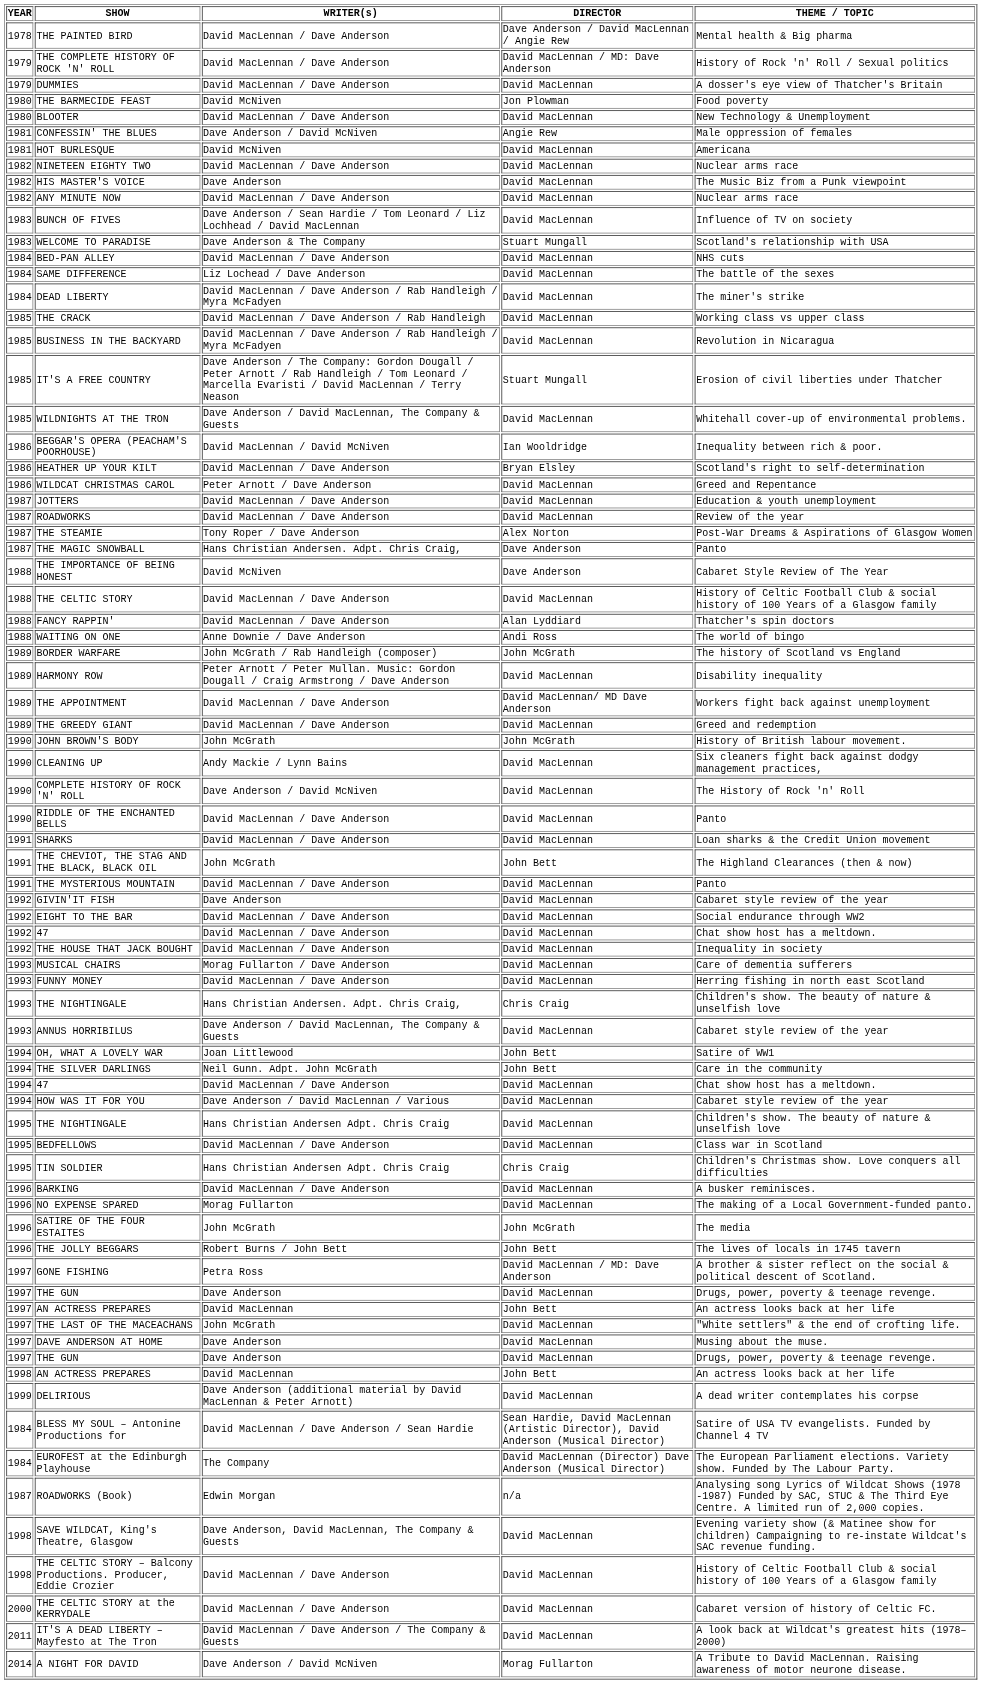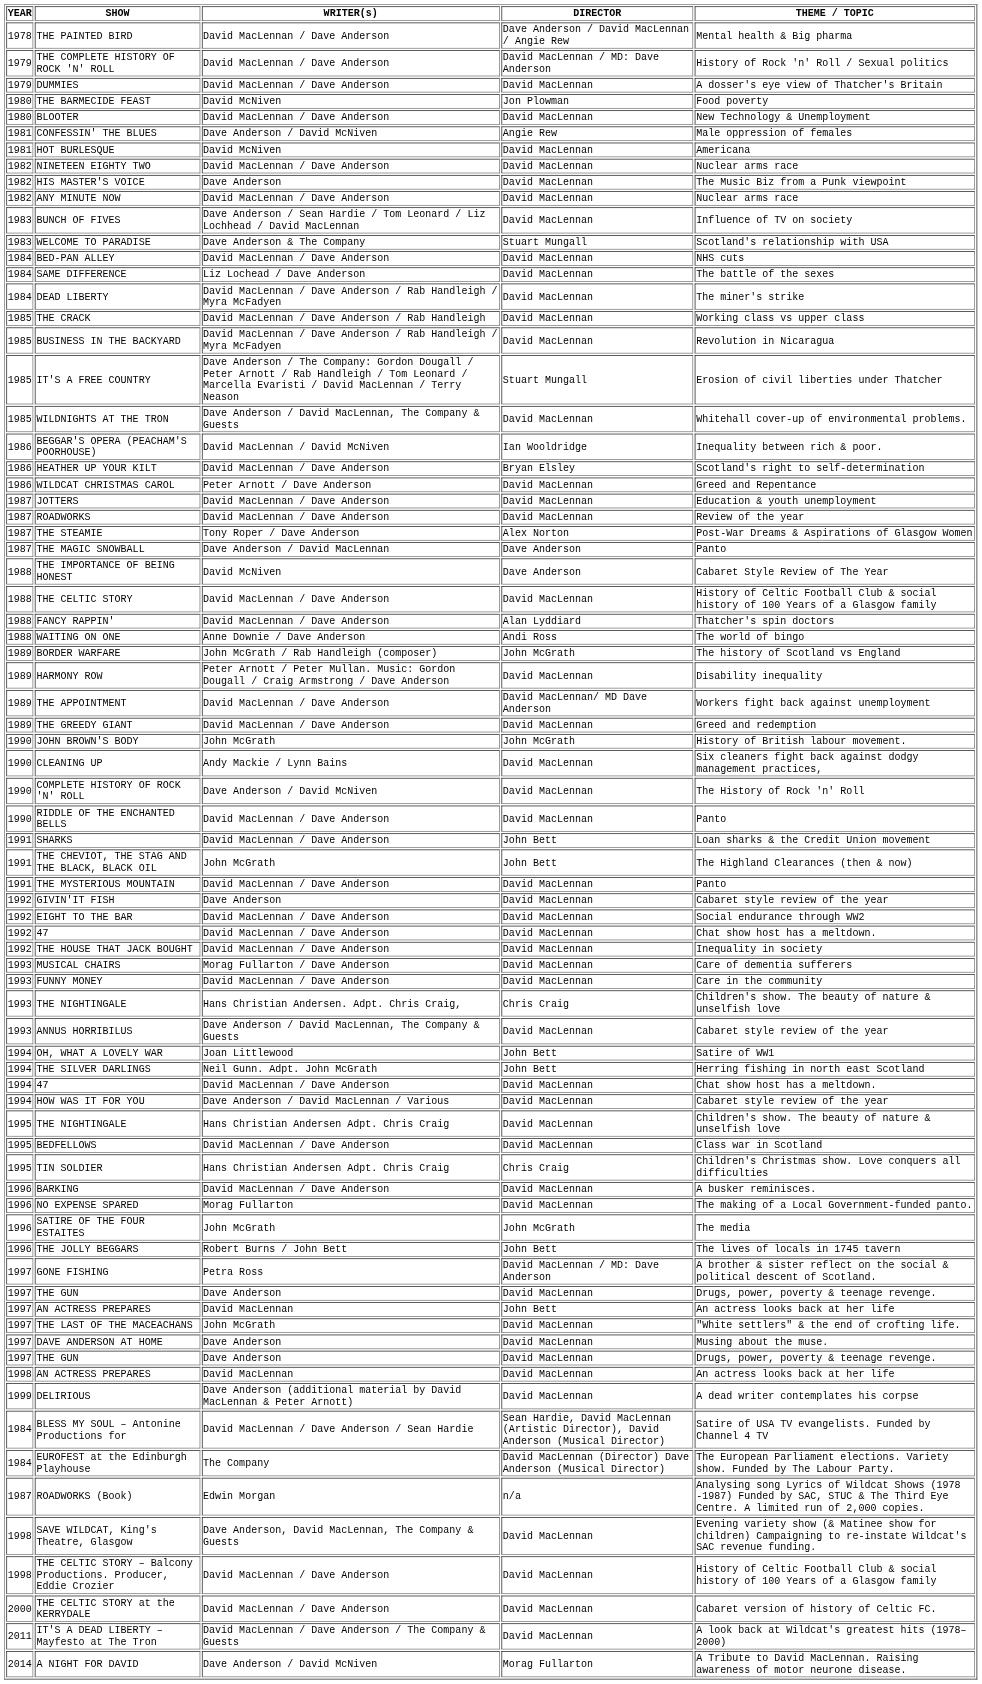(332, 550) Hans Christian Andersen. Adpt. Chris Craig, -> (296, 550) Dave Anderson / David MacLennan
(548, 841) David MacLennan -> (530, 841) John Bett
(810, 982) Herring fishing in north east Scotland -> (759, 982) Care in the community
(759, 1069) Care in the community -> (810, 1069) Herring fishing in north east Scotland
(530, 1374) John Bett -> (548, 1374) David MacLennan
